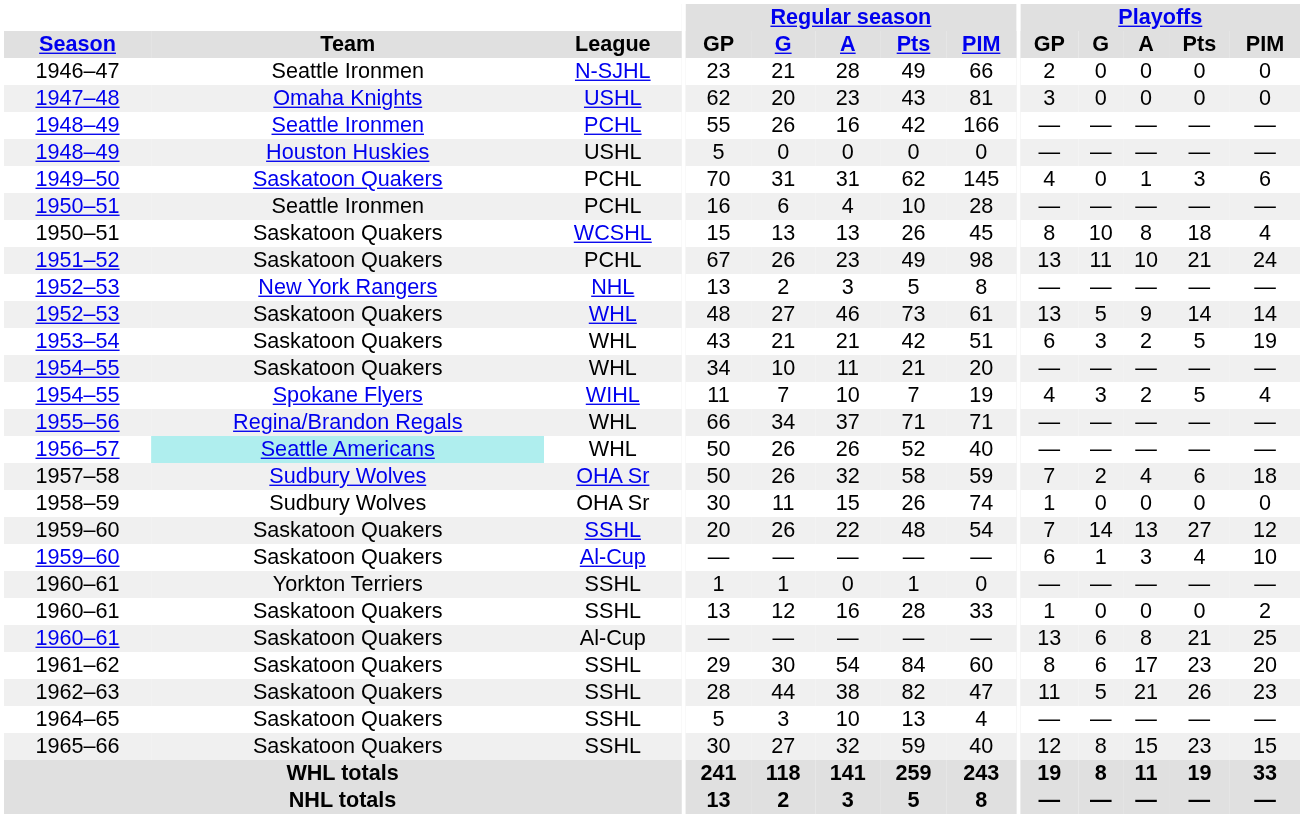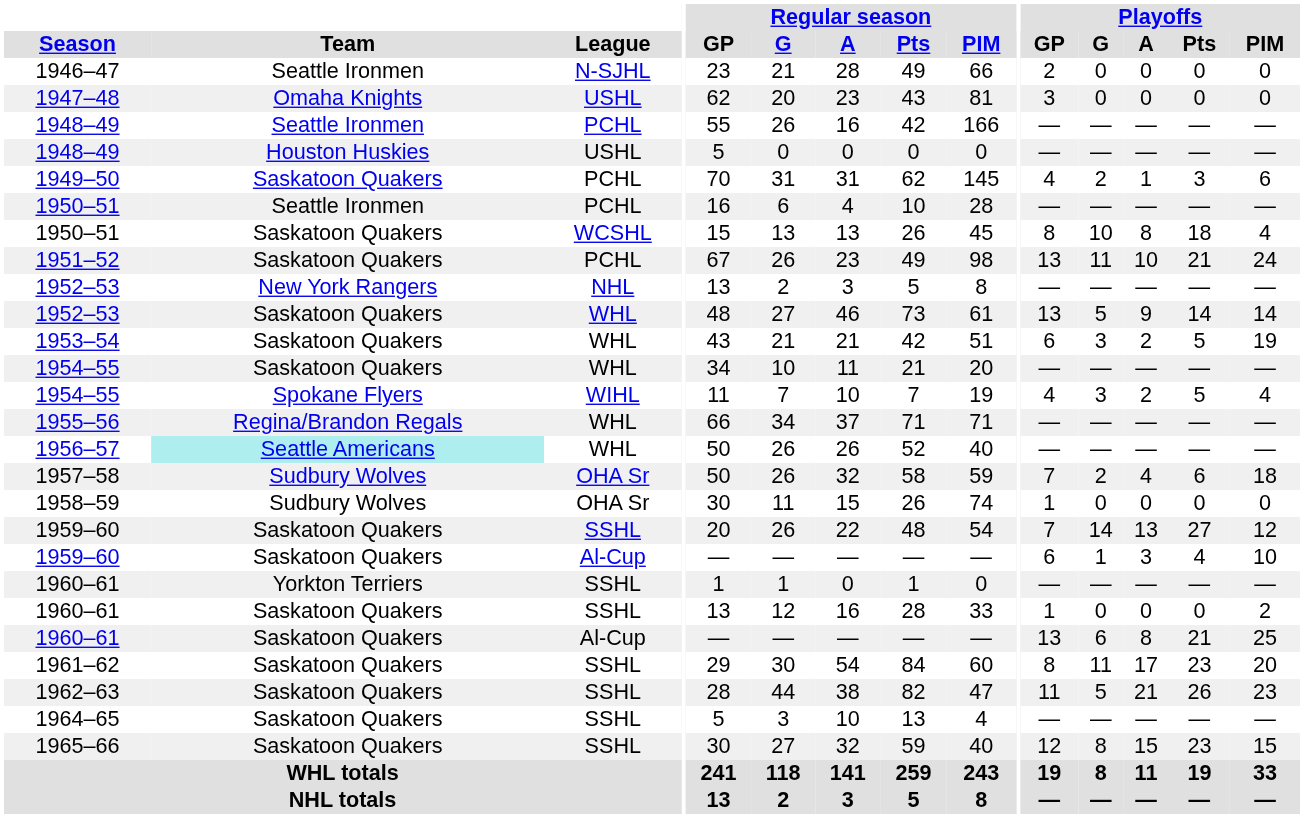(1101, 179) 0 -> (1101, 179) 2
(1101, 665) 6 -> (1101, 665) 11
